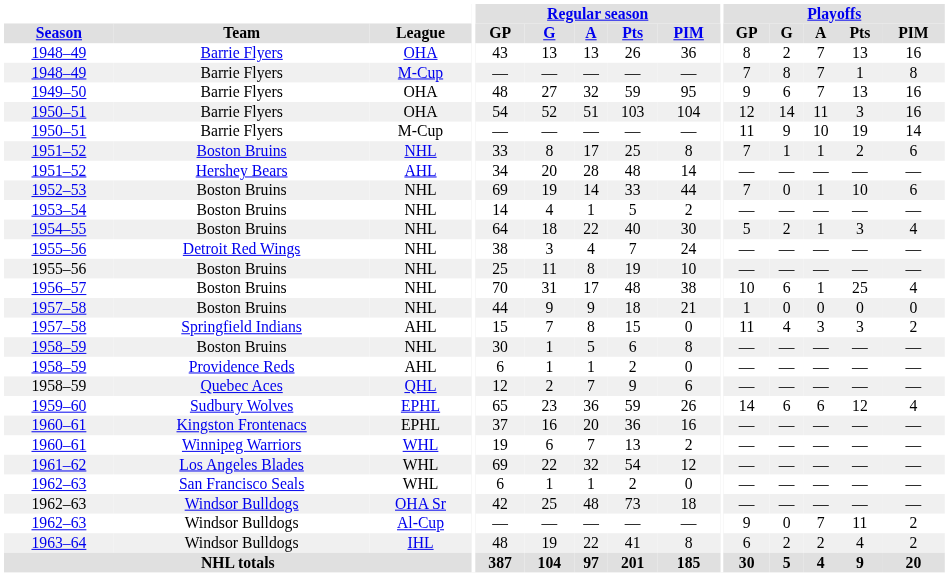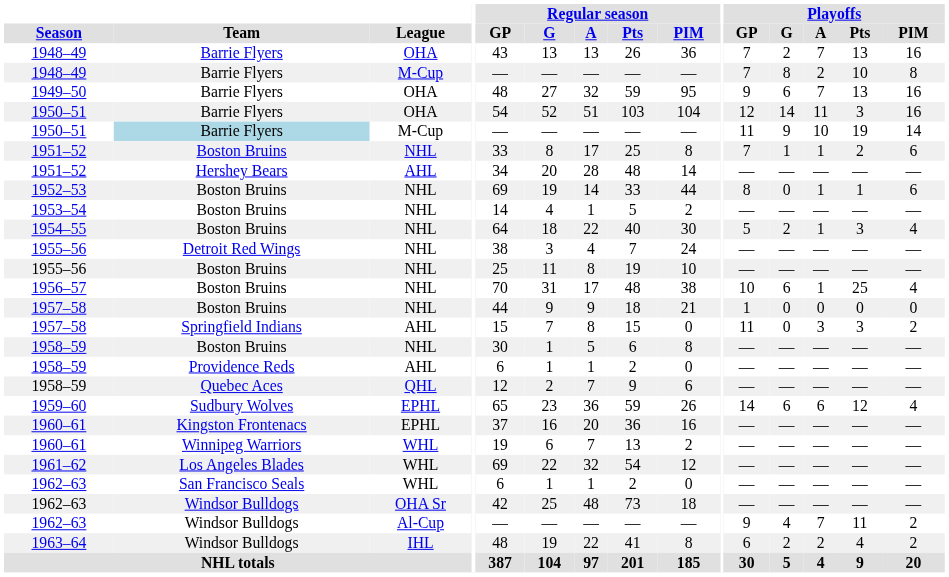(747, 53) 8 -> (747, 53) 7
(821, 72) 7 -> (821, 72) 2
(860, 72) 1 -> (860, 72) 10
(242, 131) no background -> (242, 131) lightblue background
(747, 190) 7 -> (747, 190) 8
(860, 190) 10 -> (860, 190) 1
(787, 327) 4 -> (787, 327) 0
(787, 523) 0 -> (787, 523) 4
